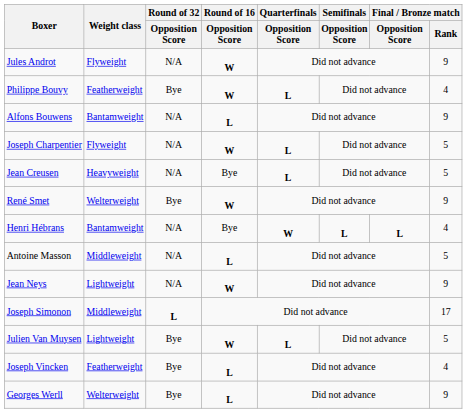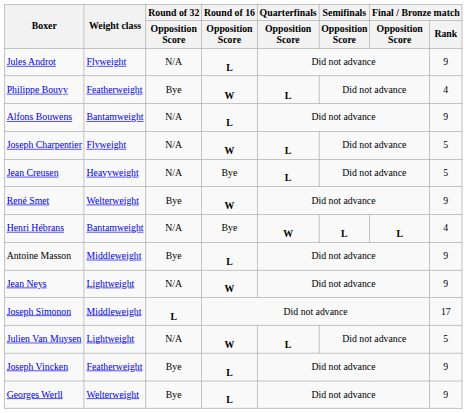(229, 68) W -> (229, 68) L
(174, 256) N/A -> (174, 256) Bye
(446, 256) 5 -> (446, 256) 9
(174, 339) Bye -> (174, 339) N/A
(446, 367) 4 -> (446, 367) 9
